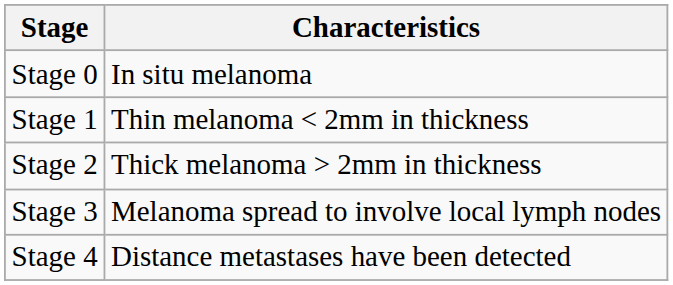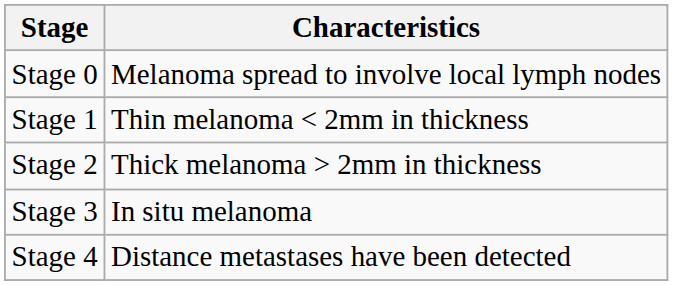(212, 73) In situ melanoma -> (386, 73) Melanoma spread to involve local lymph nodes
(386, 211) Melanoma spread to involve local lymph nodes -> (212, 211) In situ melanoma
